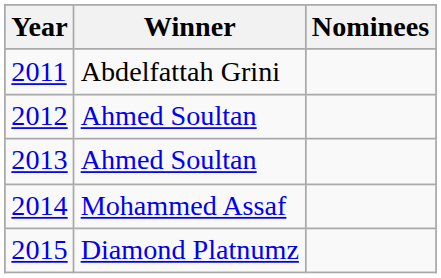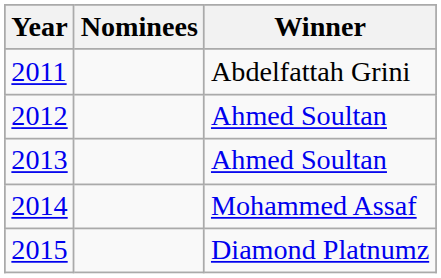columns swapped: (190, 26) <-> (371, 26)
